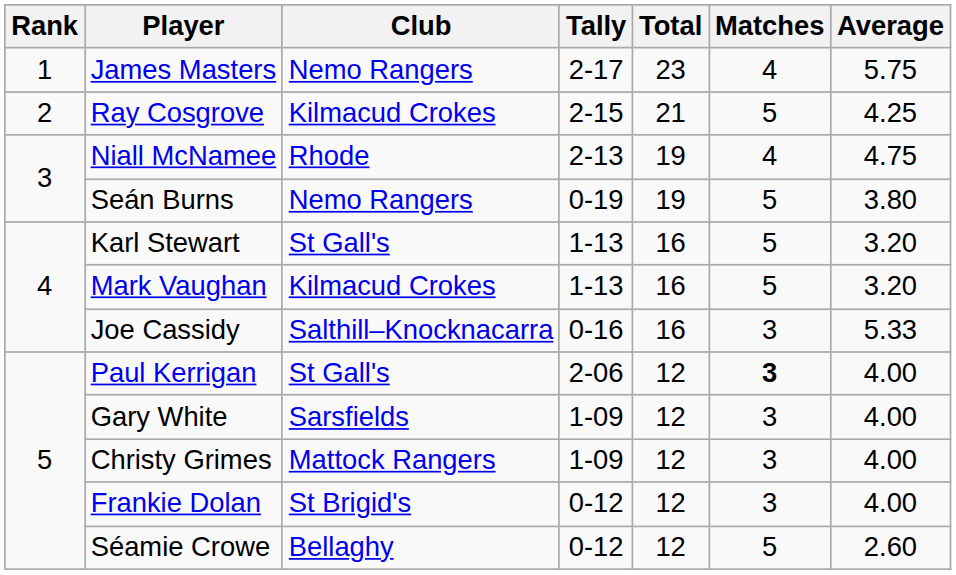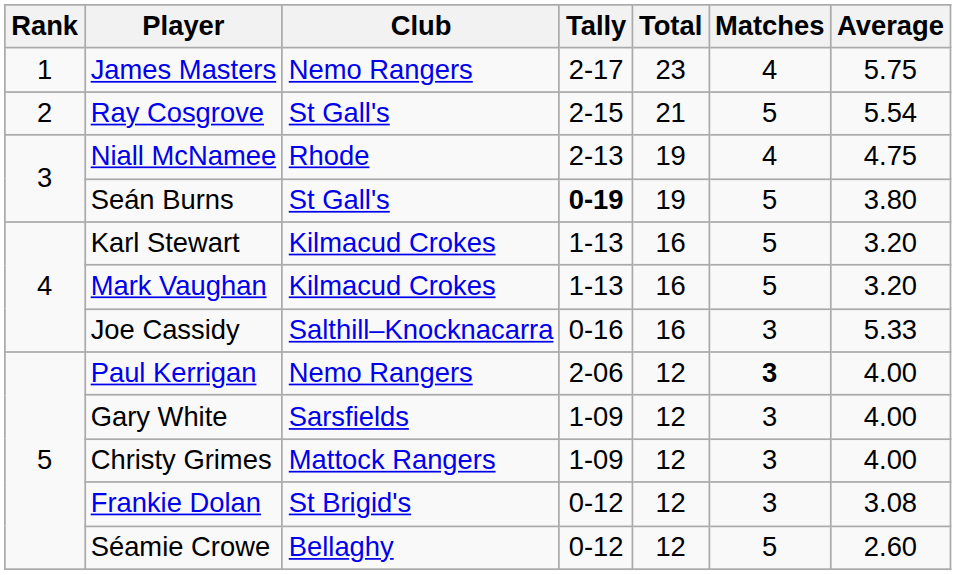(392, 112) Kilmacud Crokes -> (339, 112) St Gall's
(890, 112) 4.25 -> (890, 112) 5.54
(381, 199) Nemo Rangers -> (339, 199) St Gall's
(596, 199) normal -> (596, 199) bold
(339, 243) St Gall's -> (392, 243) Kilmacud Crokes
(339, 373) St Gall's -> (381, 373) Nemo Rangers
(890, 503) 4.00 -> (890, 503) 3.08
